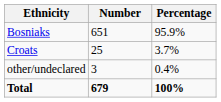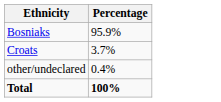- column: (120, 13)
